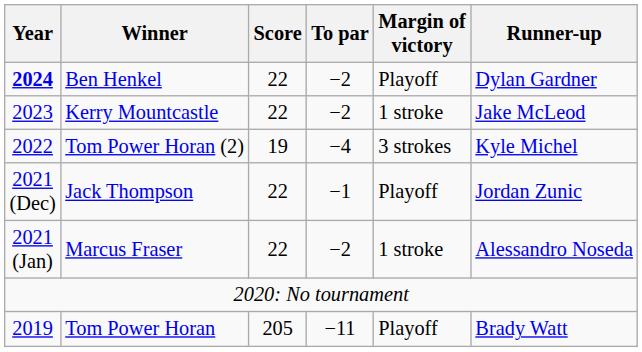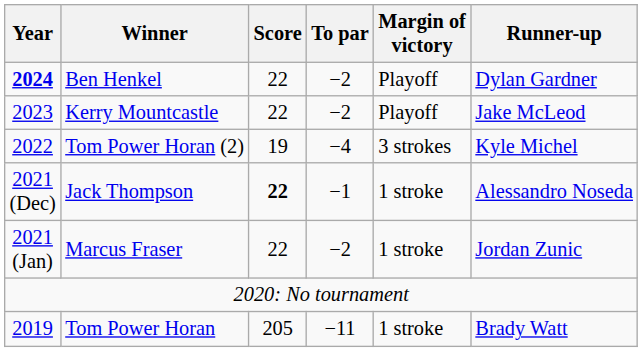(411, 112) 1 stroke -> (408, 112) Playoff
(278, 191) normal -> (278, 191) bold
(408, 191) Playoff -> (411, 191) 1 stroke
(529, 191) Jordan Zunic -> (554, 191) Alessandro Noseda
(554, 249) Alessandro Noseda -> (529, 249) Jordan Zunic
(408, 328) Playoff -> (411, 328) 1 stroke
